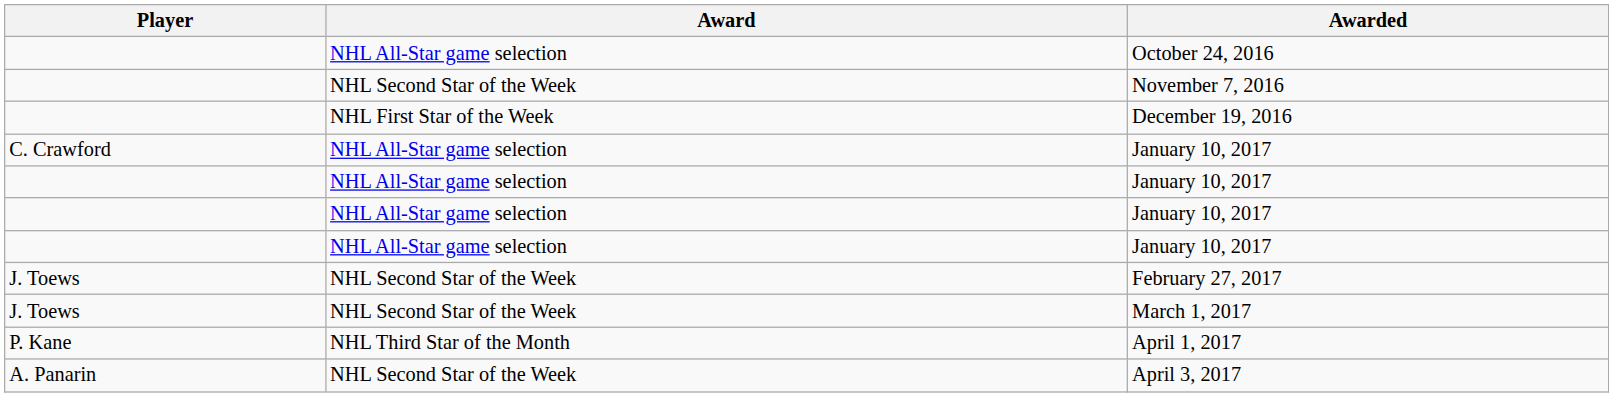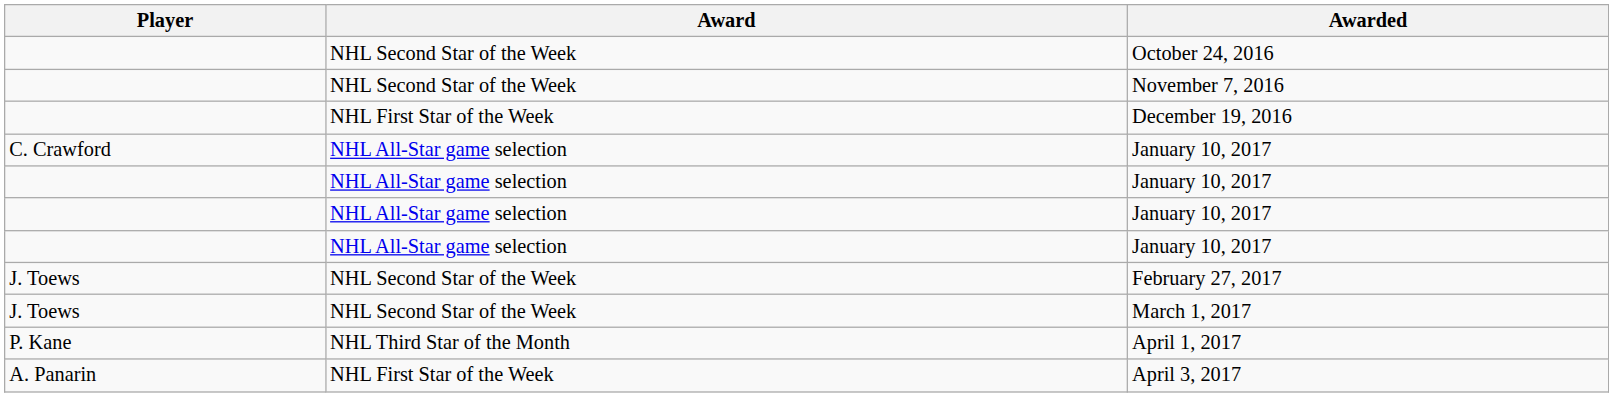(449, 52) NHL All-Star game selection -> (453, 52) NHL Second Star of the Week
(453, 375) NHL Second Star of the Week -> (442, 375) NHL First Star of the Week
